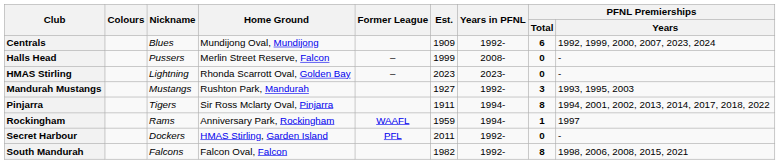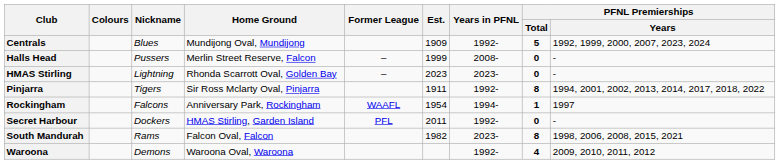(542, 43) 6 -> (536, 43) 5
- row: (54, 89)
(493, 105) 1994- -> (486, 89) 1992-
(162, 120) Rams -> (151, 105) Falcons
(444, 120) 1959 -> (436, 105) 1954
(166, 151) Falcons -> (147, 136) Rams
(493, 151) 1992- -> (486, 136) 2023-
+ row: (27, 151)
